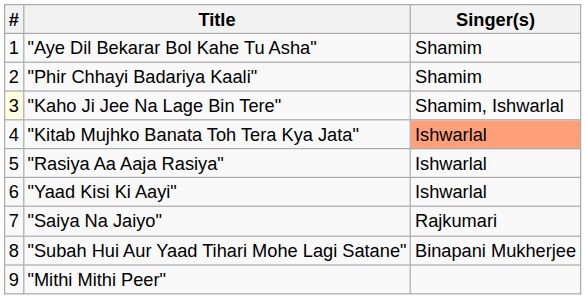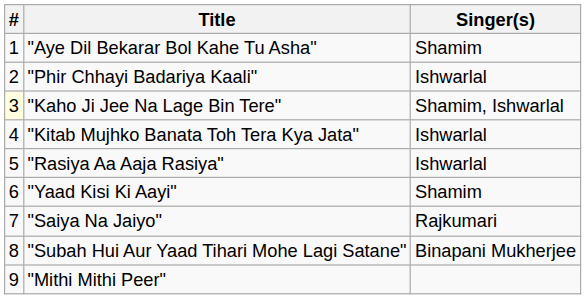(448, 77) Shamim -> (451, 77) Ishwarlal
(451, 135) lightsalmon background -> (451, 135) no background
(451, 192) Ishwarlal -> (448, 192) Shamim
